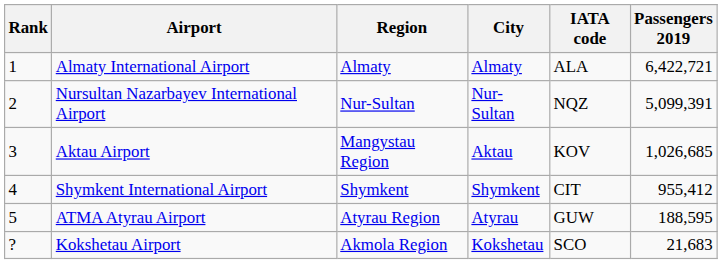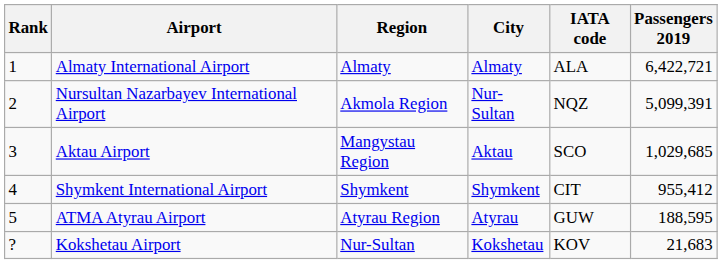(378, 104) Nur-Sultan -> (394, 104) Akmola Region
(572, 151) KOV -> (570, 151) SCO
(679, 151) 1,026,685 -> (679, 151) 1,029,685
(394, 245) Akmola Region -> (378, 245) Nur-Sultan
(570, 245) SCO -> (572, 245) KOV
